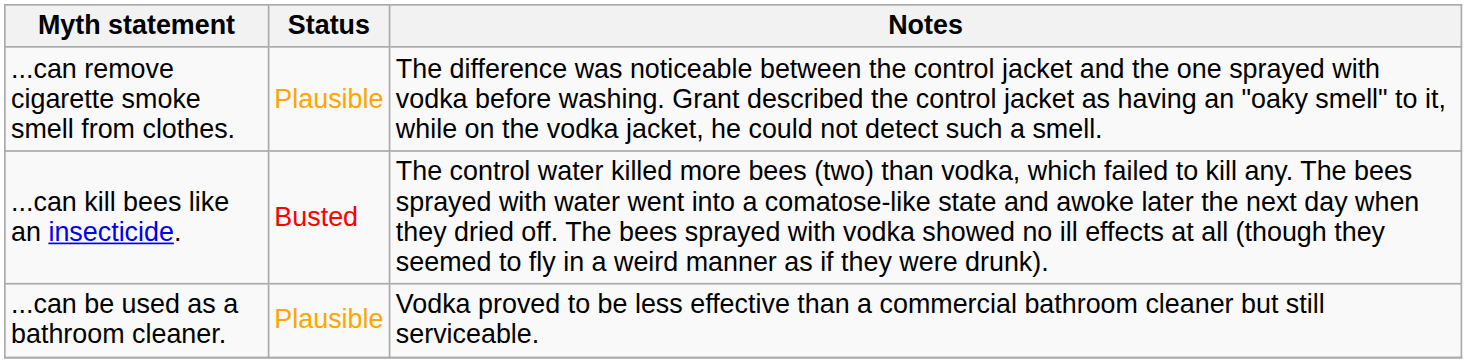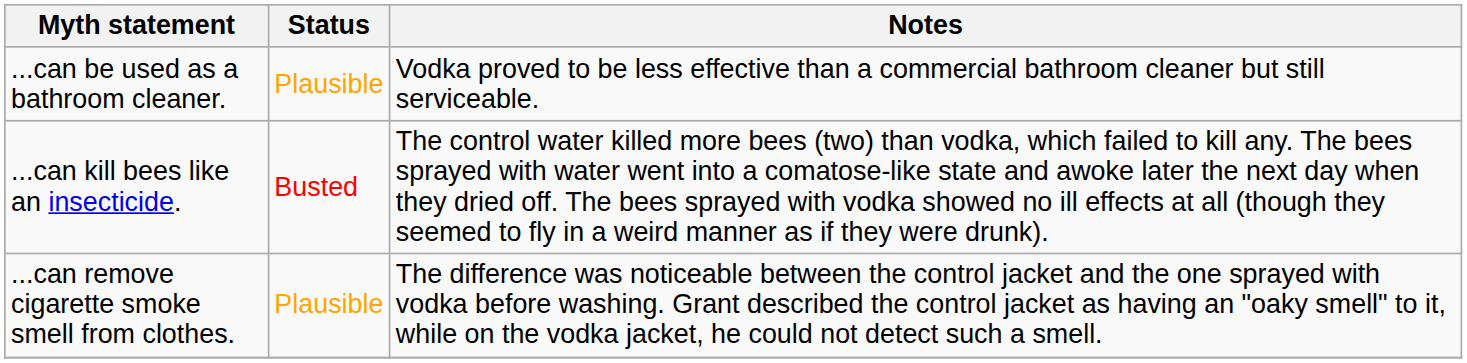rows swapped: (123, 98) <-> (125, 320)
